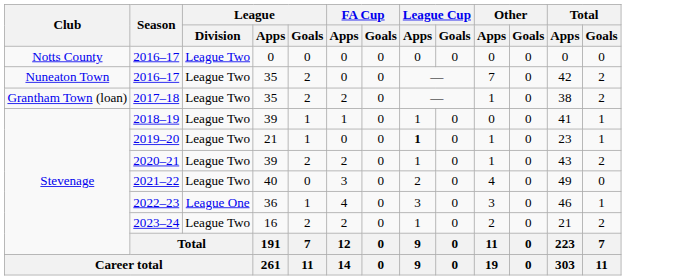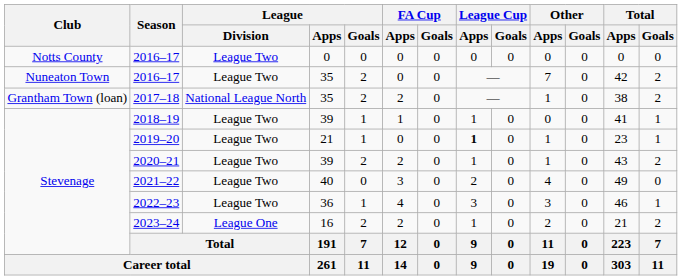(218, 98) League Two -> (246, 98) National League North
(218, 202) League One -> (246, 202) League Two
(218, 222) League Two -> (246, 222) League One
